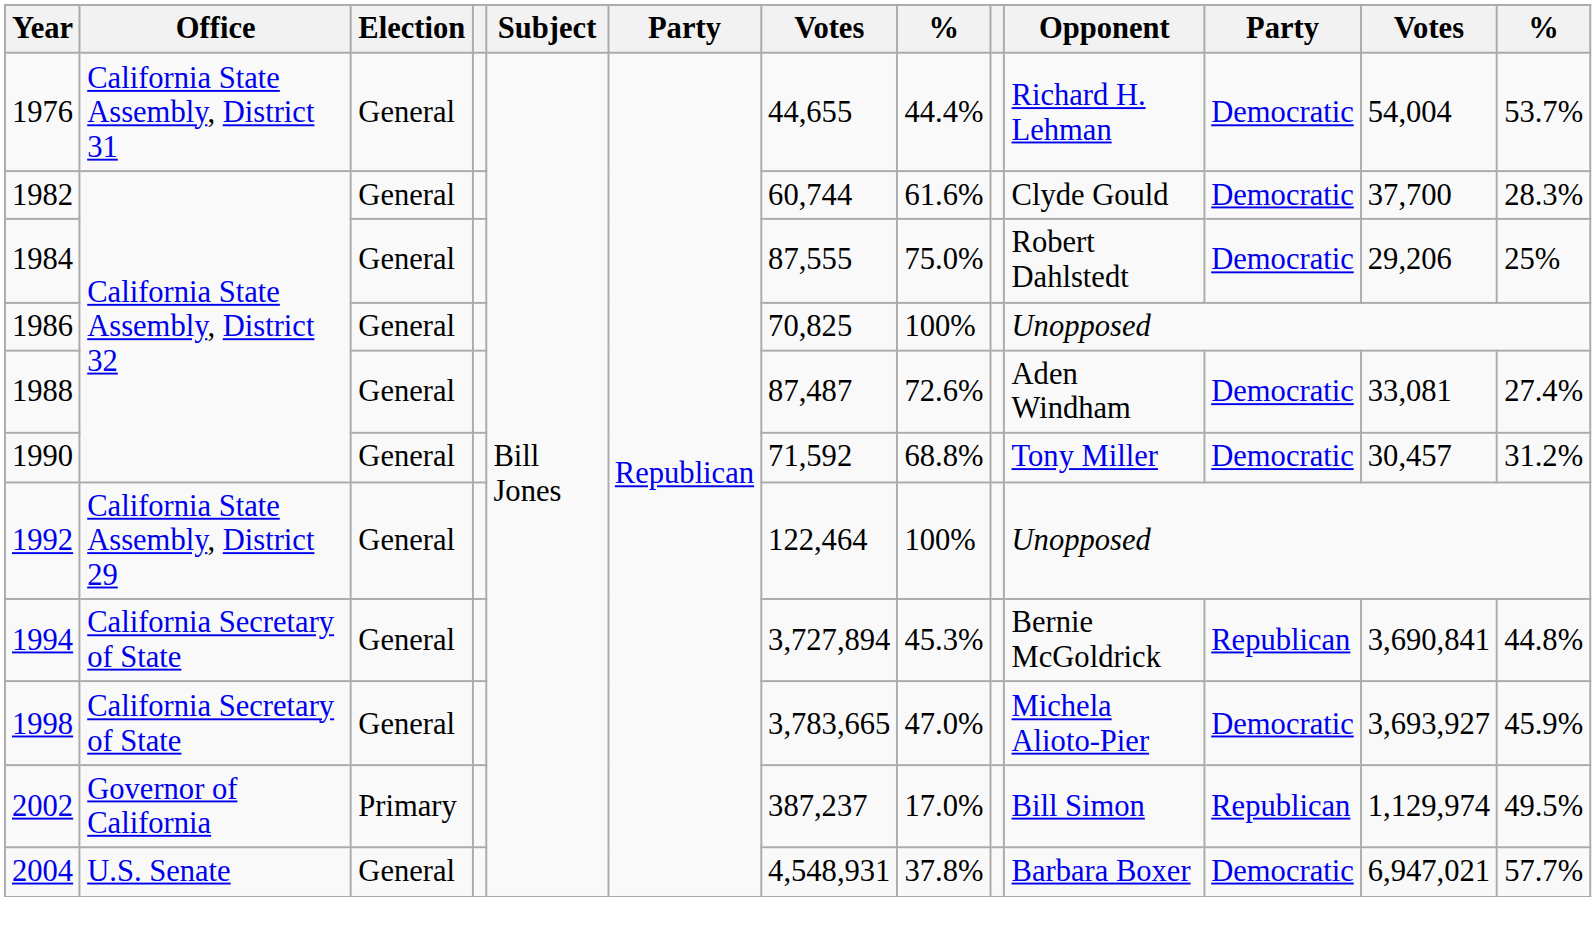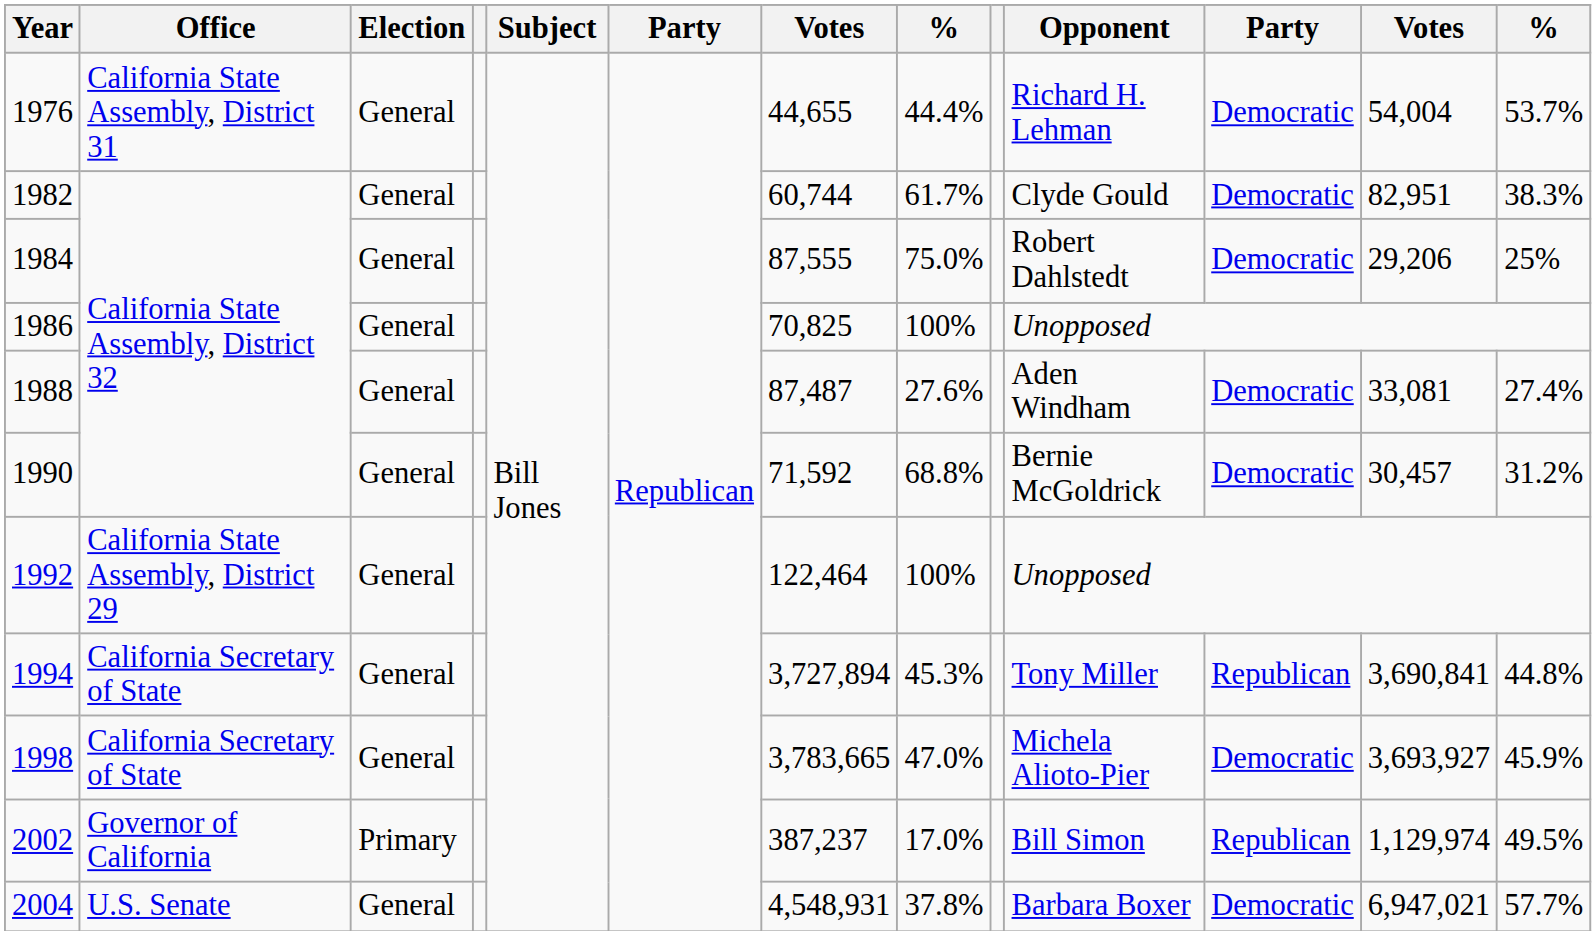(944, 194) 61.6% -> (944, 194) 61.7%
(1410, 194) 37,700 -> (1410, 194) 82,951
(1544, 194) 28.3% -> (1544, 194) 38.3%
(944, 391) 72.6% -> (944, 391) 27.6%
(1085, 457) Tony Miller -> (1086, 474) Bernie McGoldrick
(1086, 639) Bernie McGoldrick -> (1085, 674) Tony Miller
